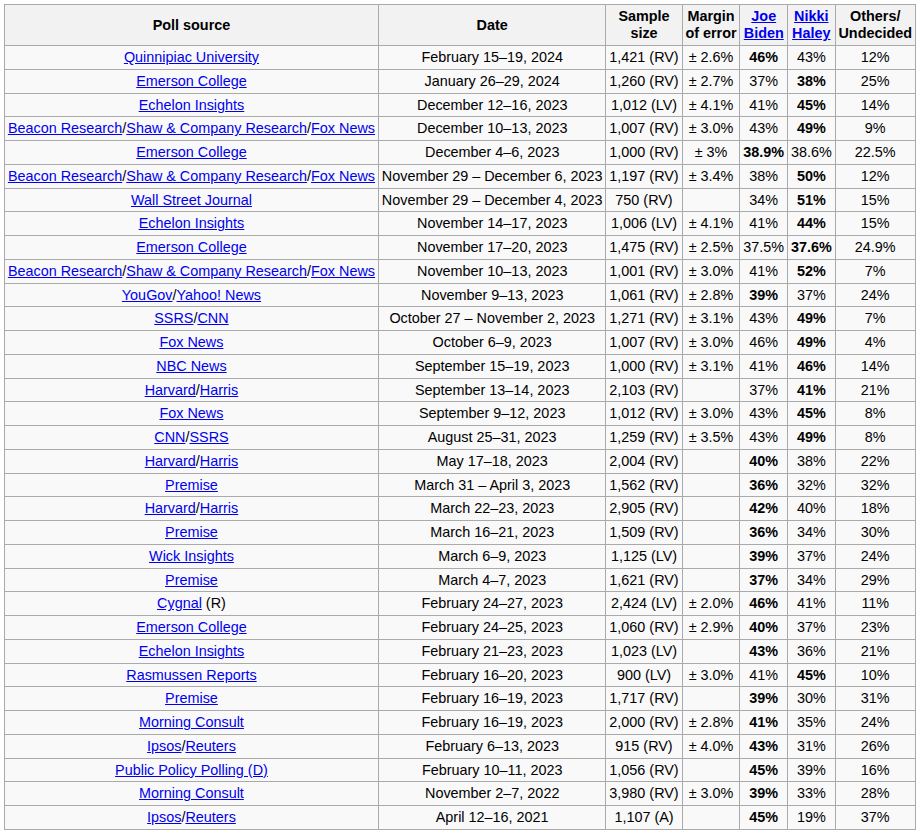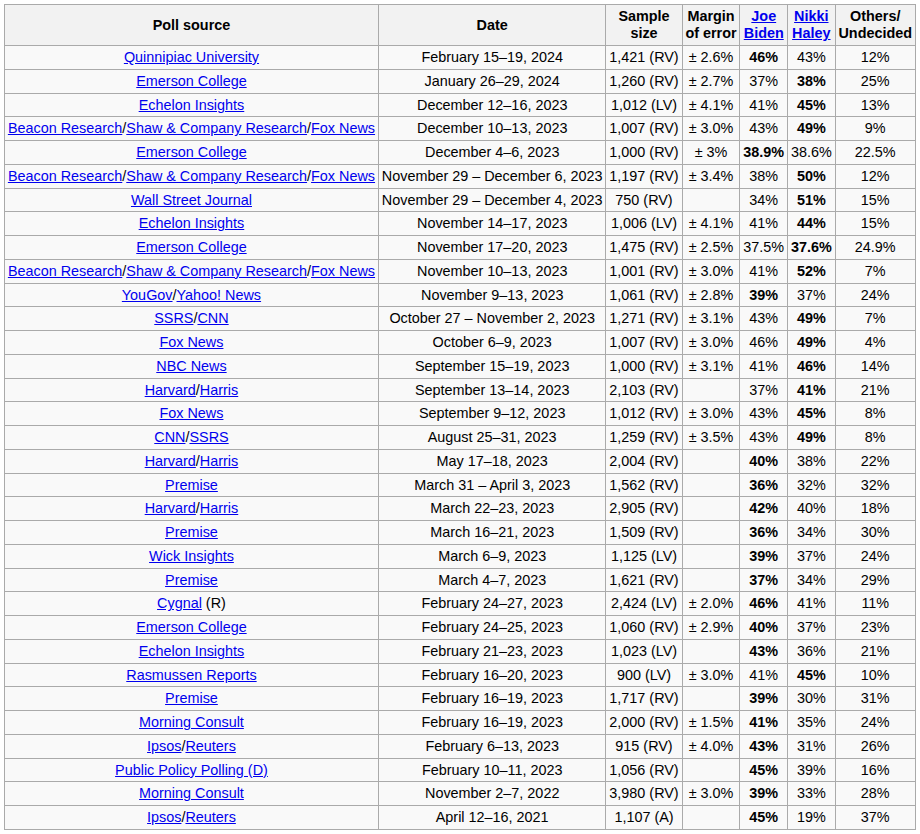(875, 105) 14% -> (875, 105) 13%
(711, 722) ± 2.8% -> (711, 722) ± 1.5%
